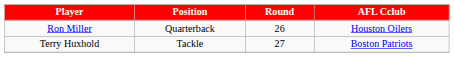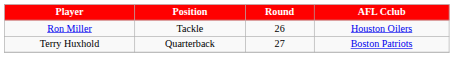(190, 28) Quarterback -> (190, 28) Tackle
(190, 44) Tackle -> (190, 44) Quarterback
